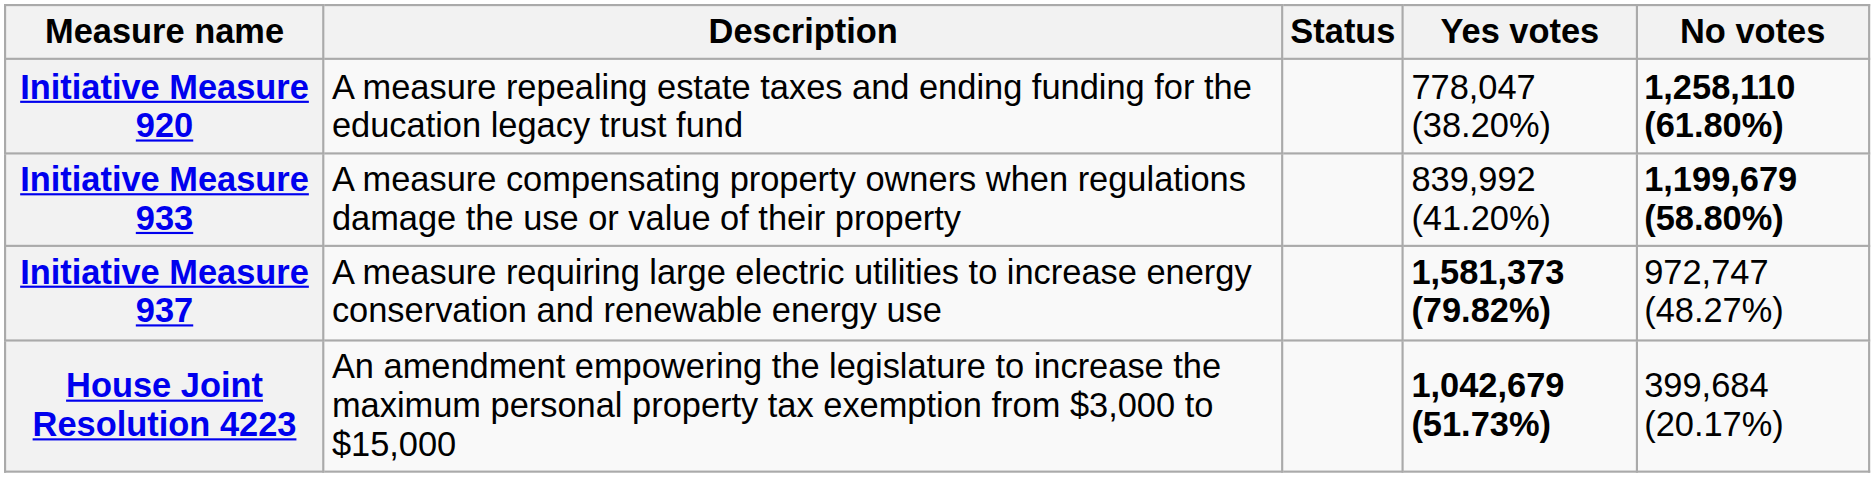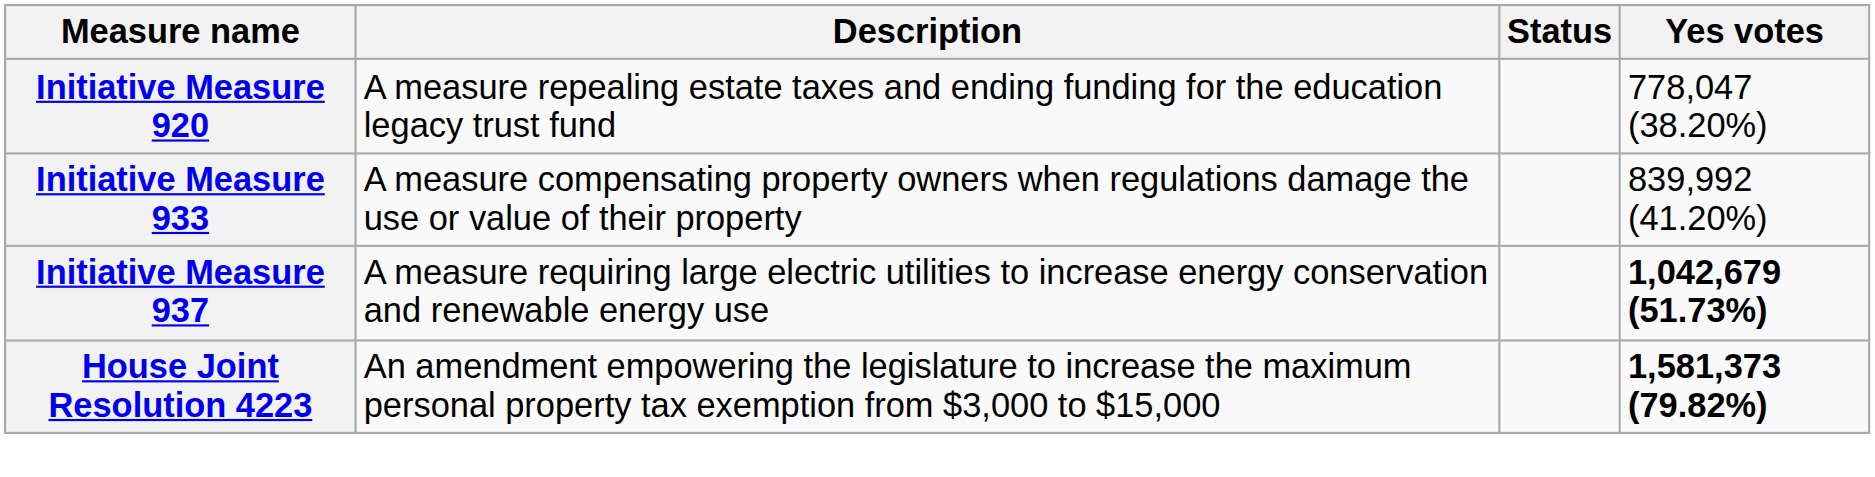- column: (1753, 31)
(1488, 292) 1,581,373 (79.82%) -> (1705, 292) 1,042,679 (51.73%)
(1488, 404) 1,042,679 (51.73%) -> (1705, 385) 1,581,373 (79.82%)
